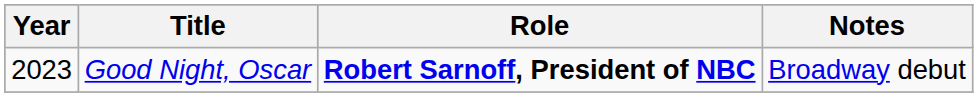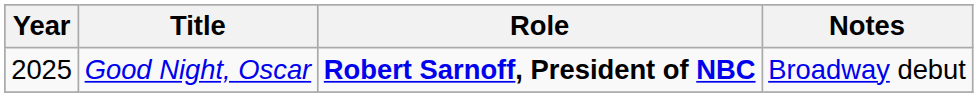(42, 69) 2023 -> (42, 69) 2025
